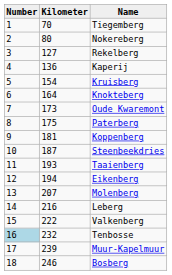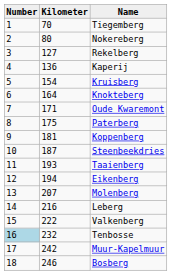(49, 109) 173 -> (49, 109) 171
(49, 249) 239 -> (49, 249) 242
